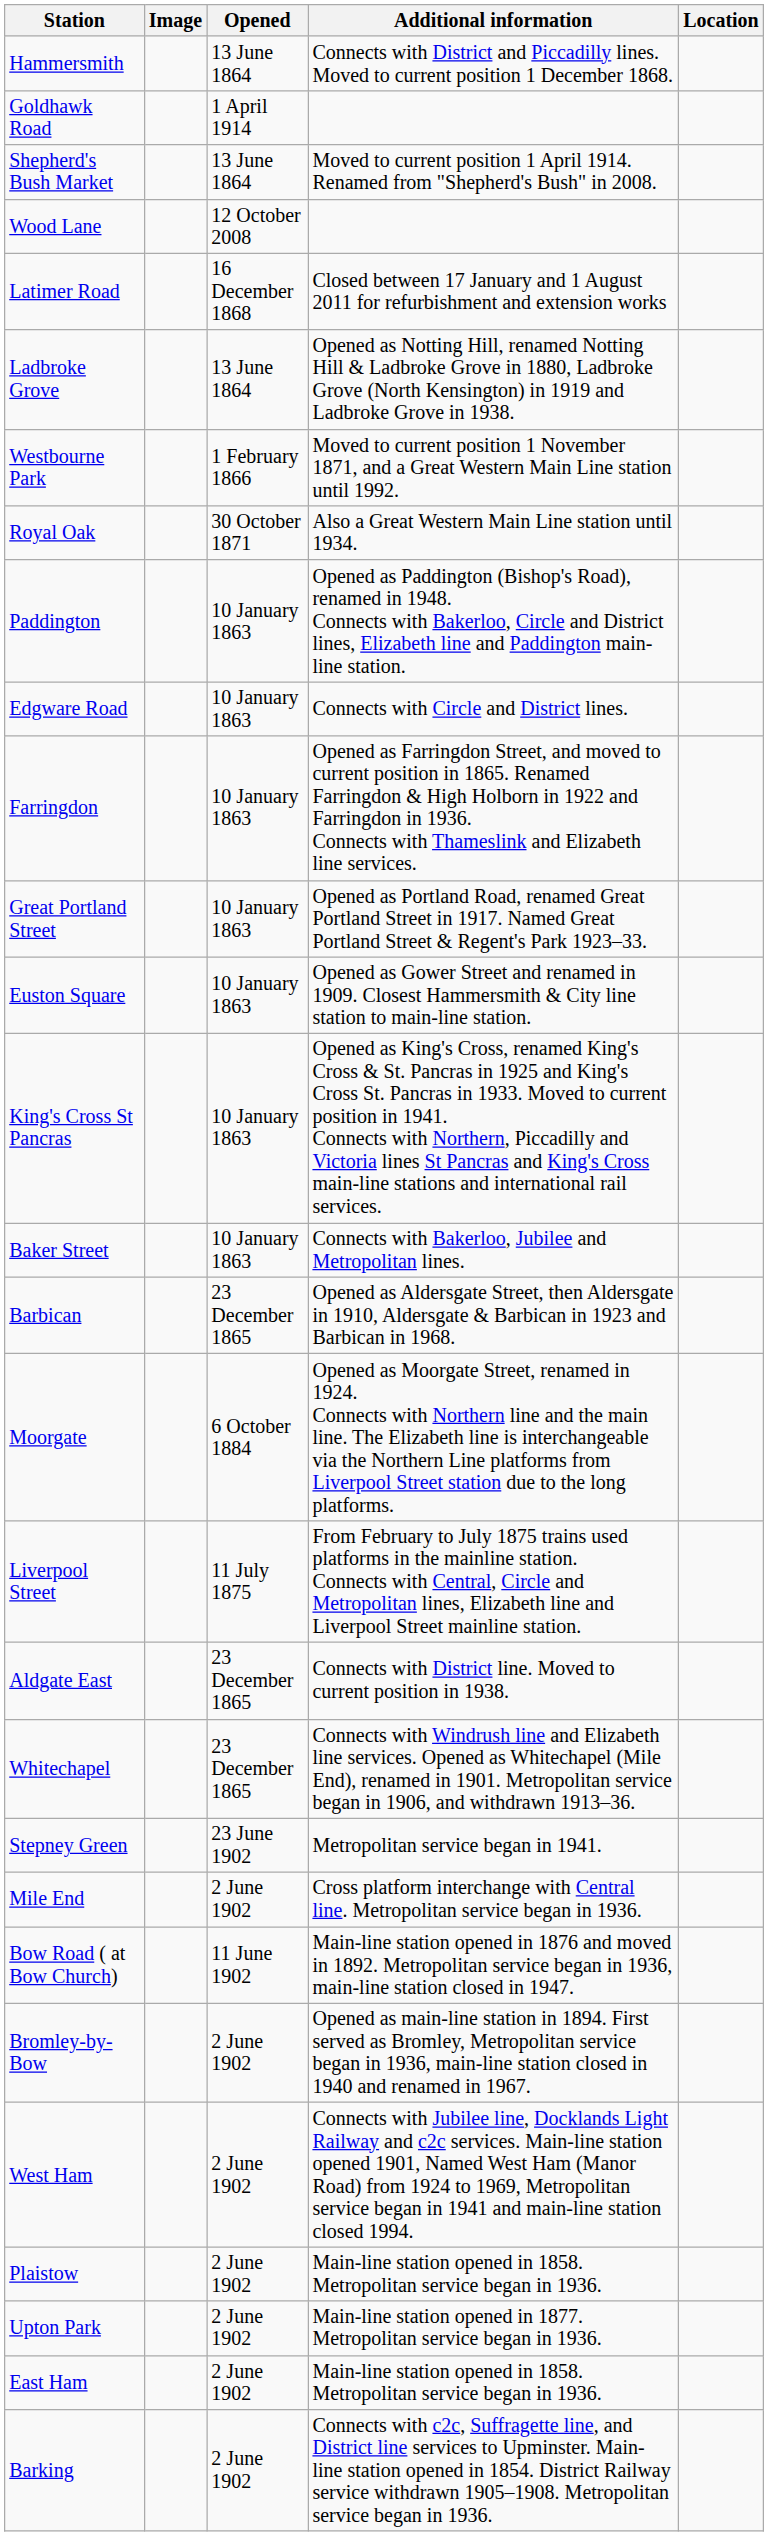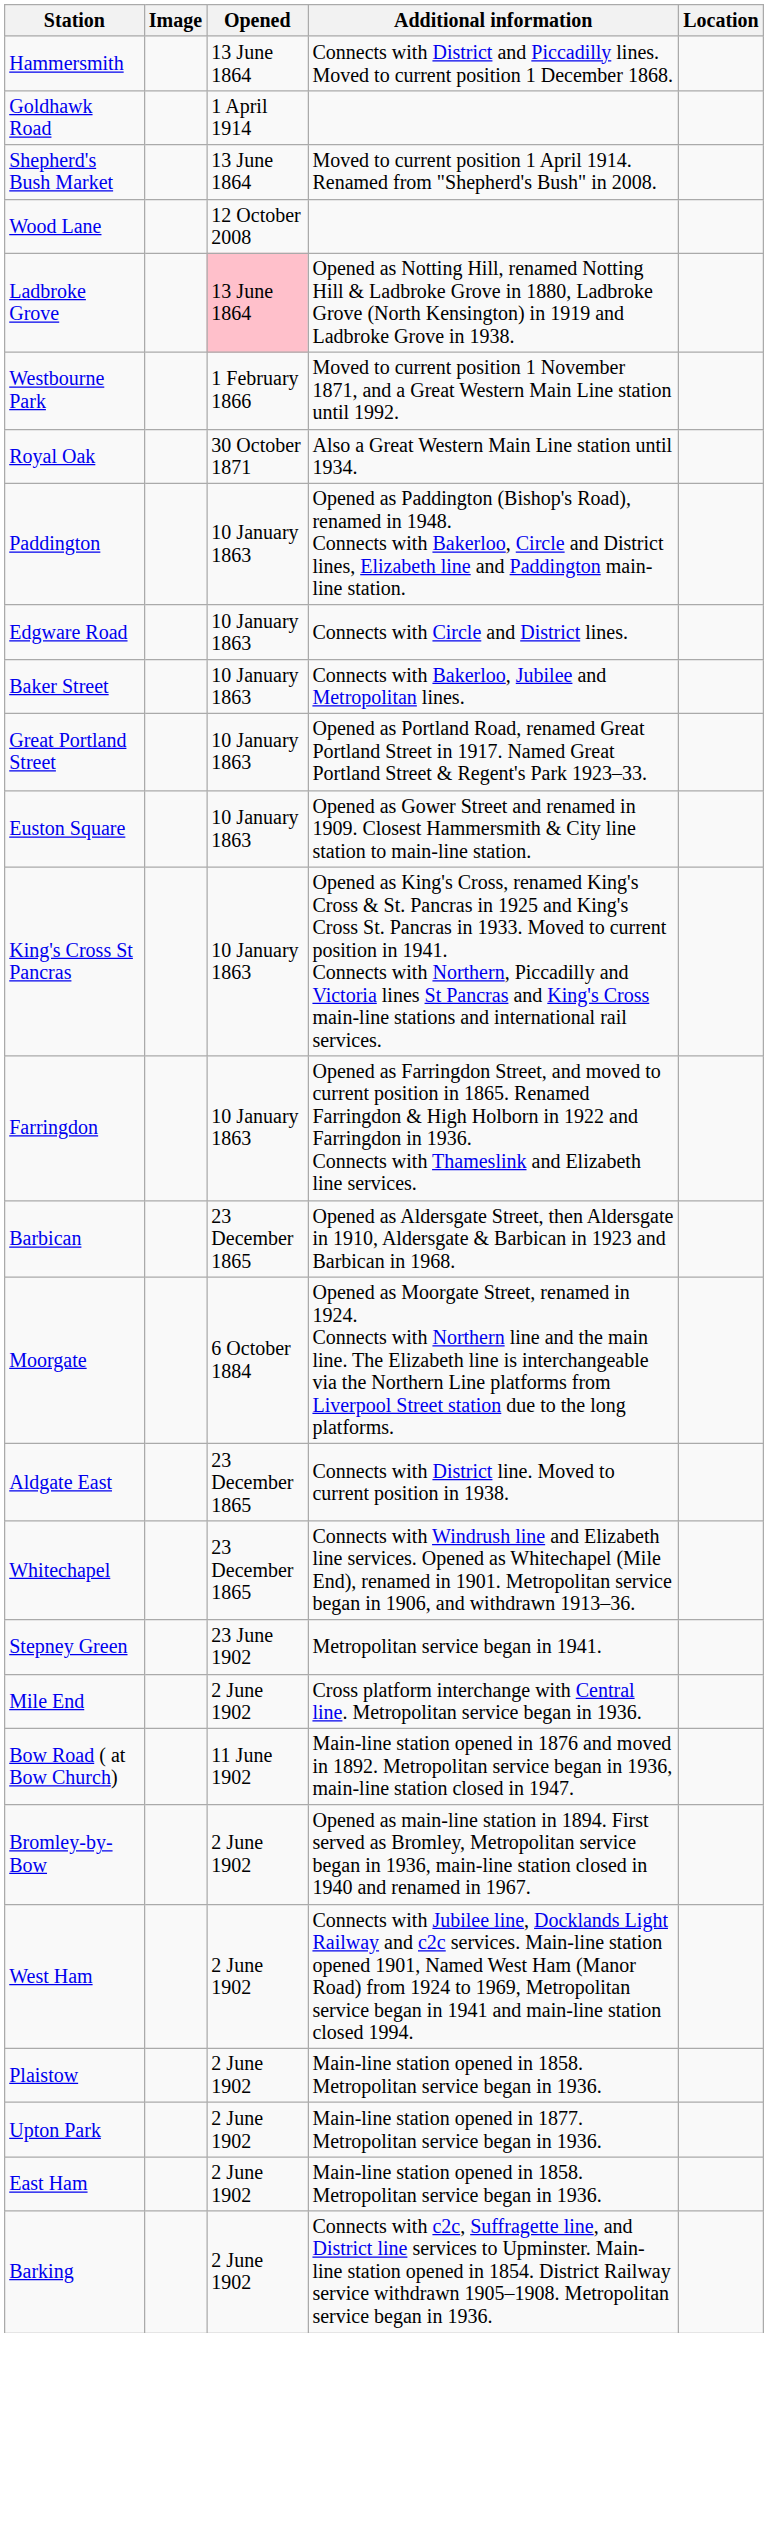- row: (64, 291)
(242, 379) no background -> (242, 302) pink background
rows swapped: (59, 1249) <-> (54, 808)
- row: (49, 1581)
